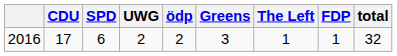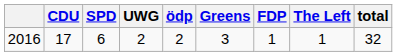columns swapped: (336, 16) <-> (286, 16)
